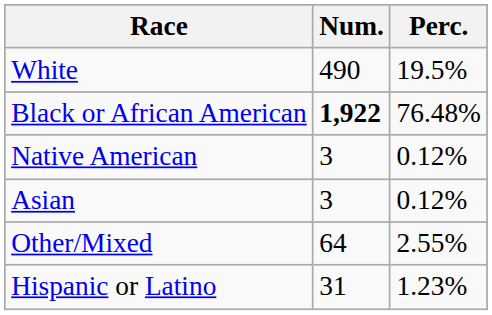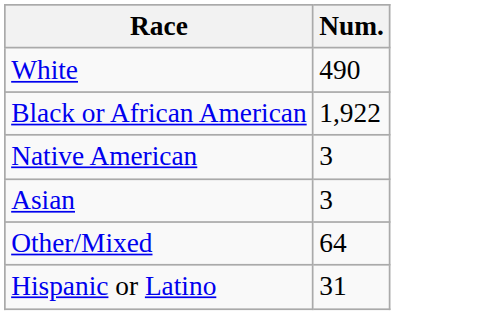- column: (439, 26)
(350, 112) bold -> (350, 112) normal
